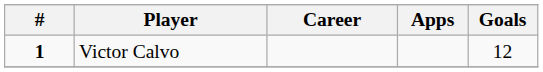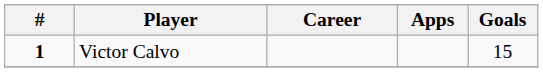(503, 50) 12 -> (503, 50) 15
